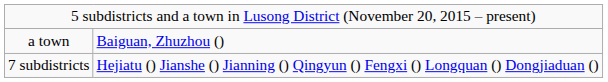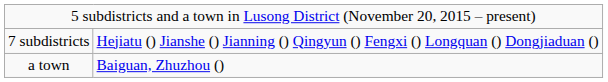rows swapped: (49, 65) <-> (49, 41)
